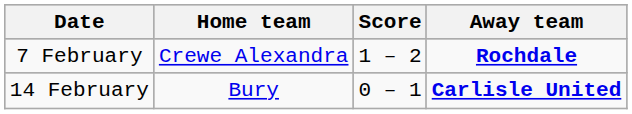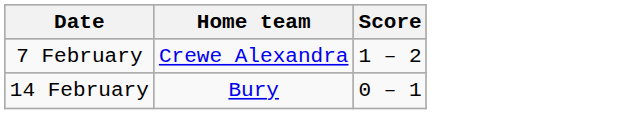- column: (527, 22)
